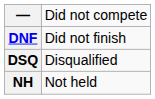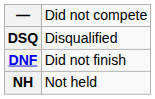rows swapped: (23, 37) <-> (23, 60)
